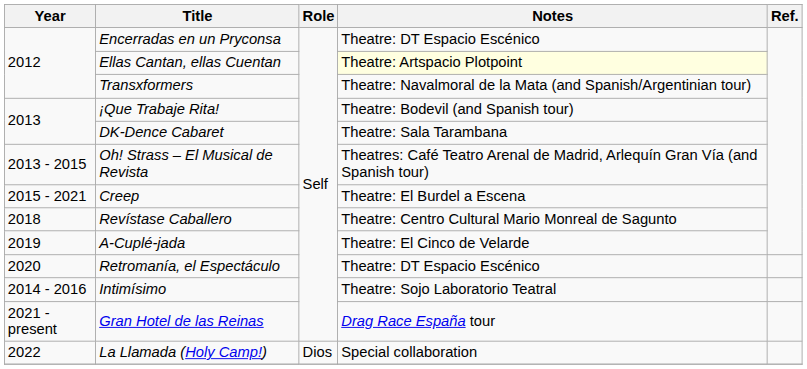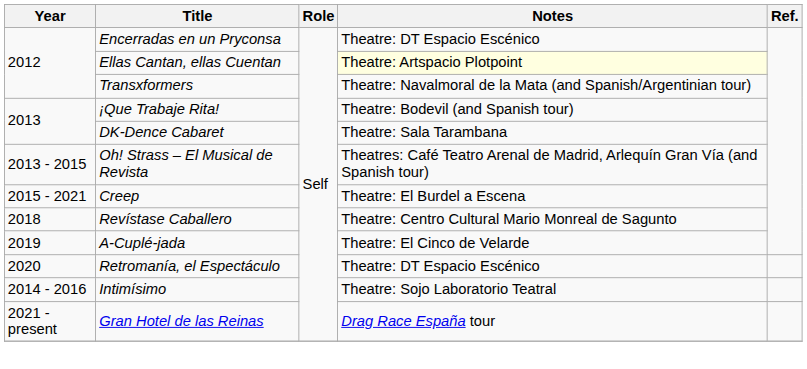- row: (183, 352)
